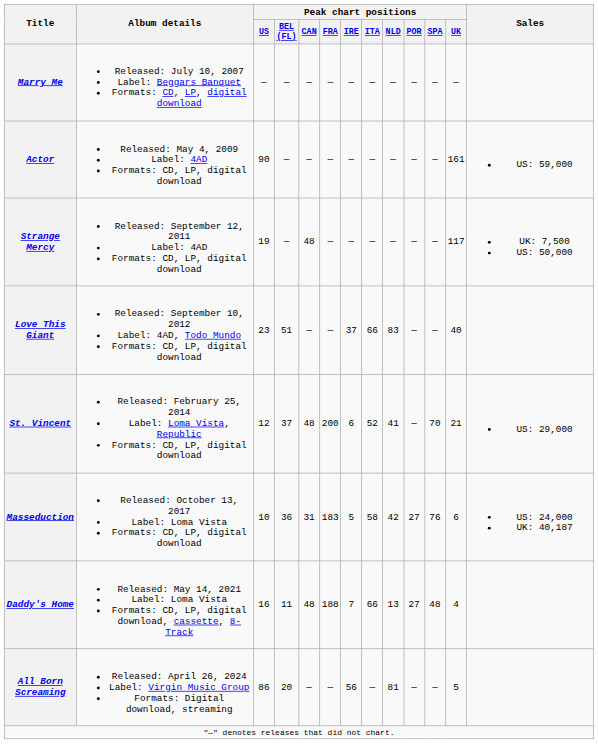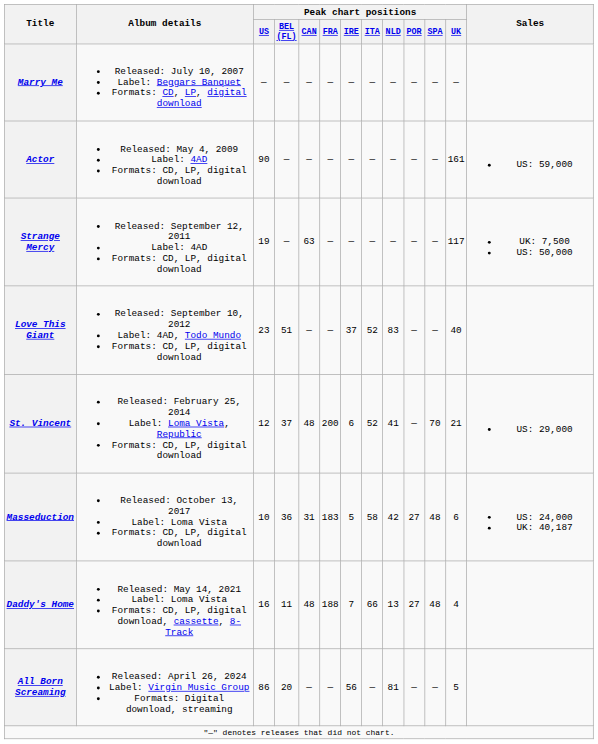(309, 242) 48 -> (309, 242) 63
(372, 330) 66 -> (372, 330) 52
(435, 517) 76 -> (435, 517) 48
